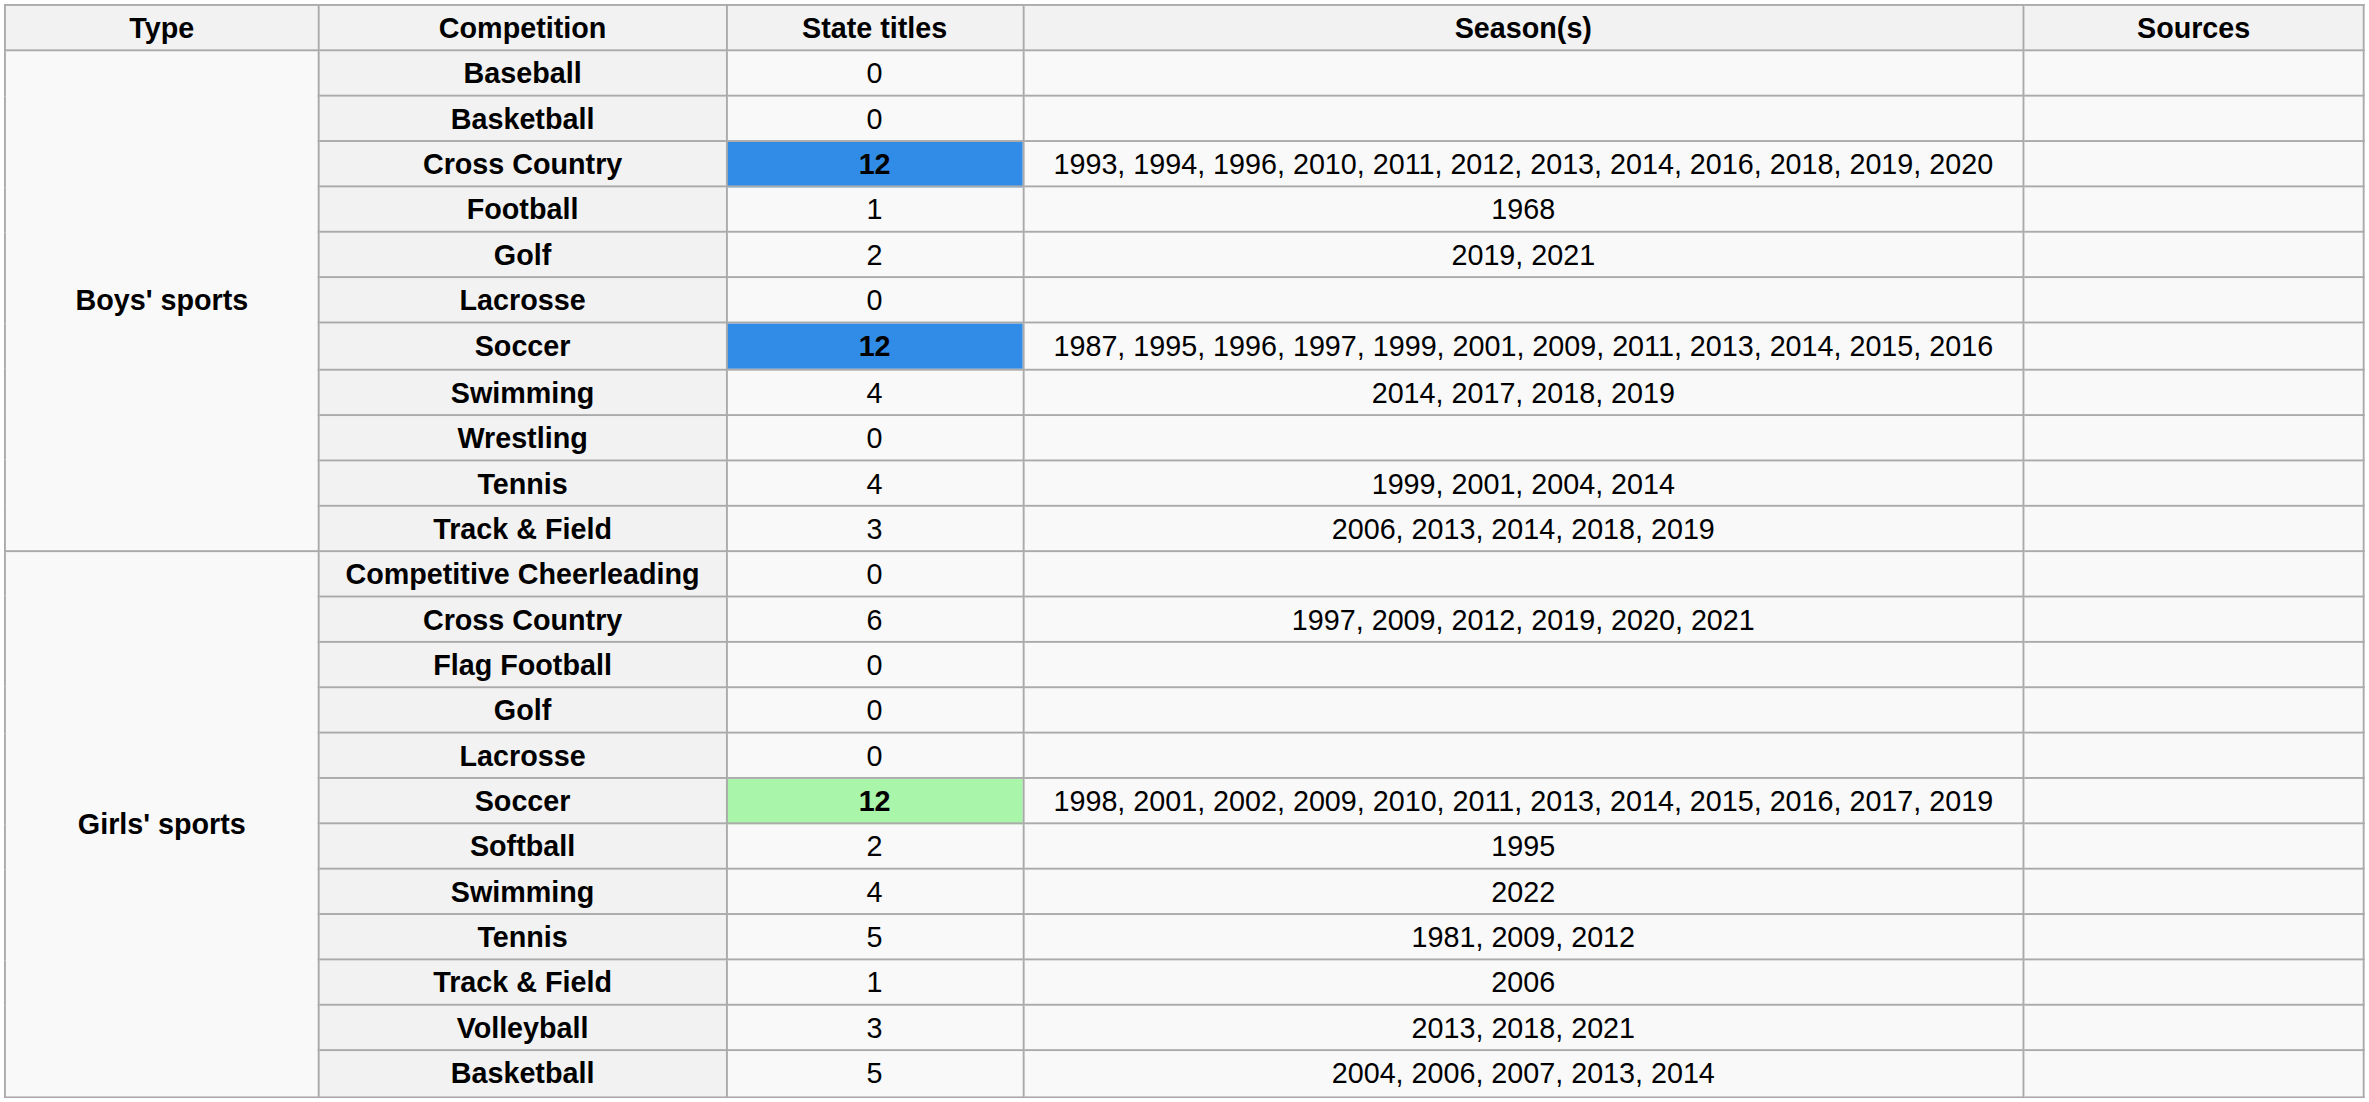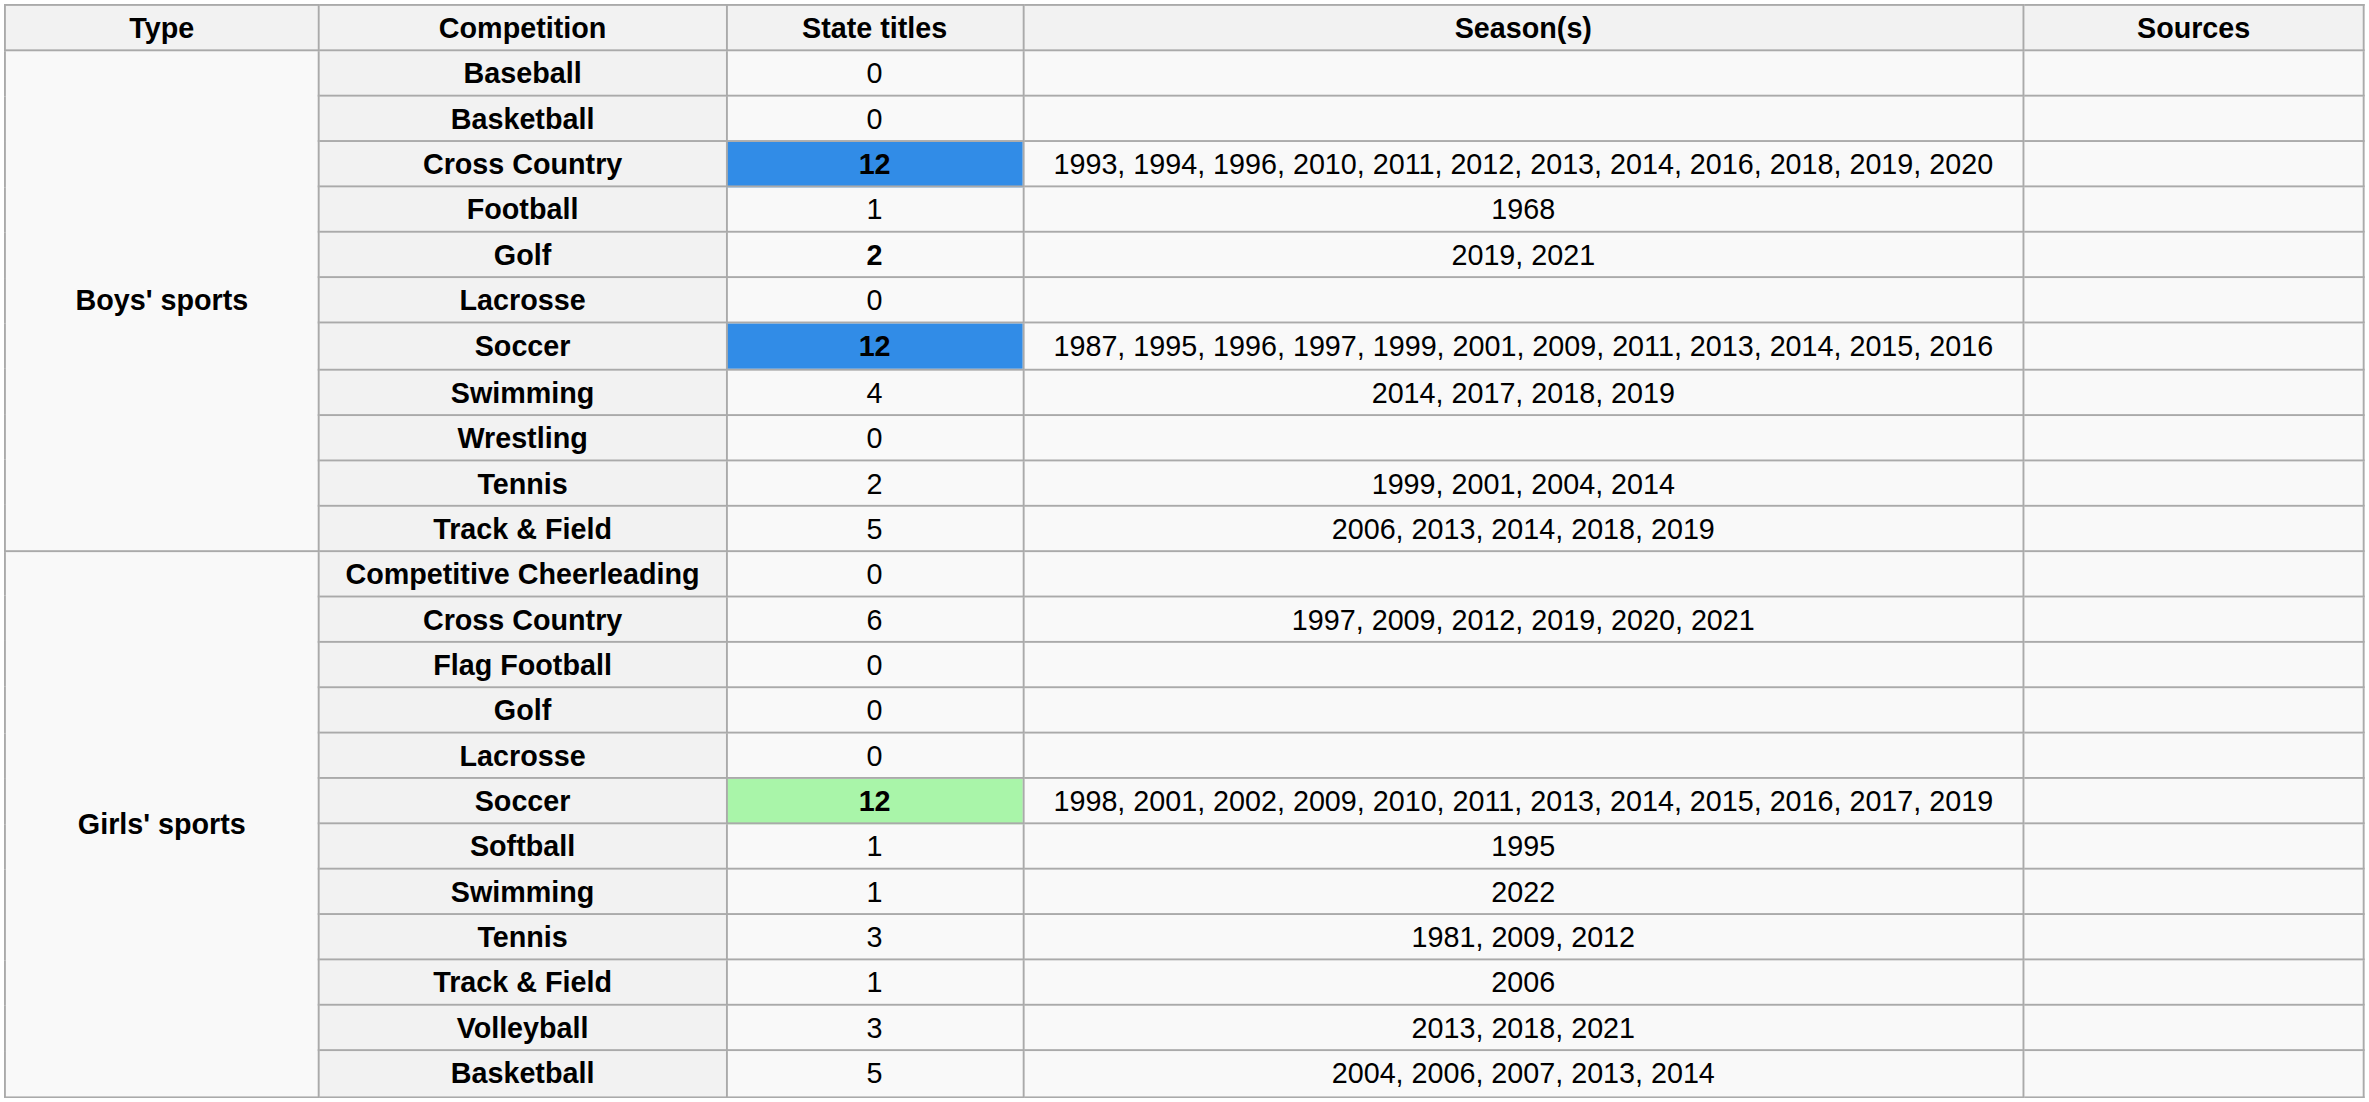(875, 255) normal -> (875, 255) bold
(875, 483) 4 -> (875, 483) 2
(875, 528) 3 -> (875, 528) 5
(875, 846) 2 -> (875, 846) 1
(875, 892) 4 -> (875, 892) 1
(875, 937) 5 -> (875, 937) 3
